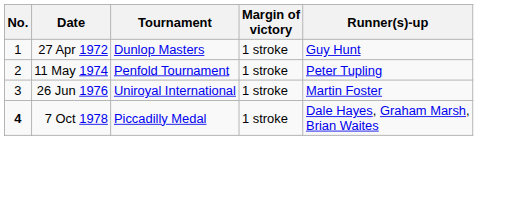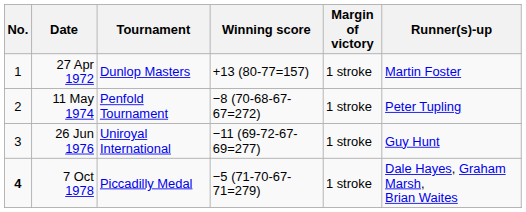+ column: (266, 29)
(333, 50) Guy Hunt -> (423, 71) Martin Foster
(344, 91) Martin Foster -> (412, 141) Guy Hunt
